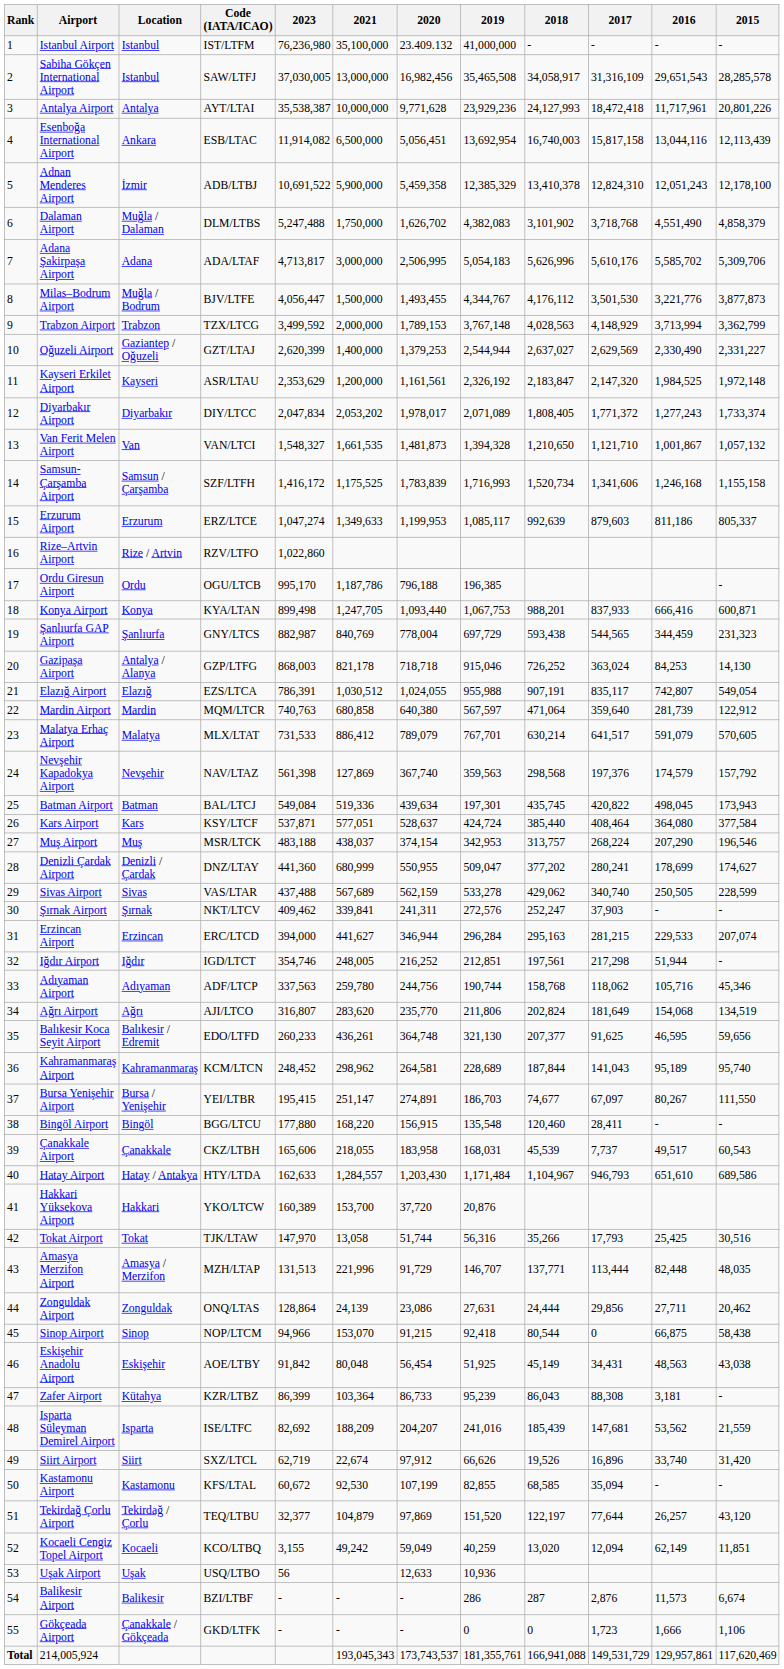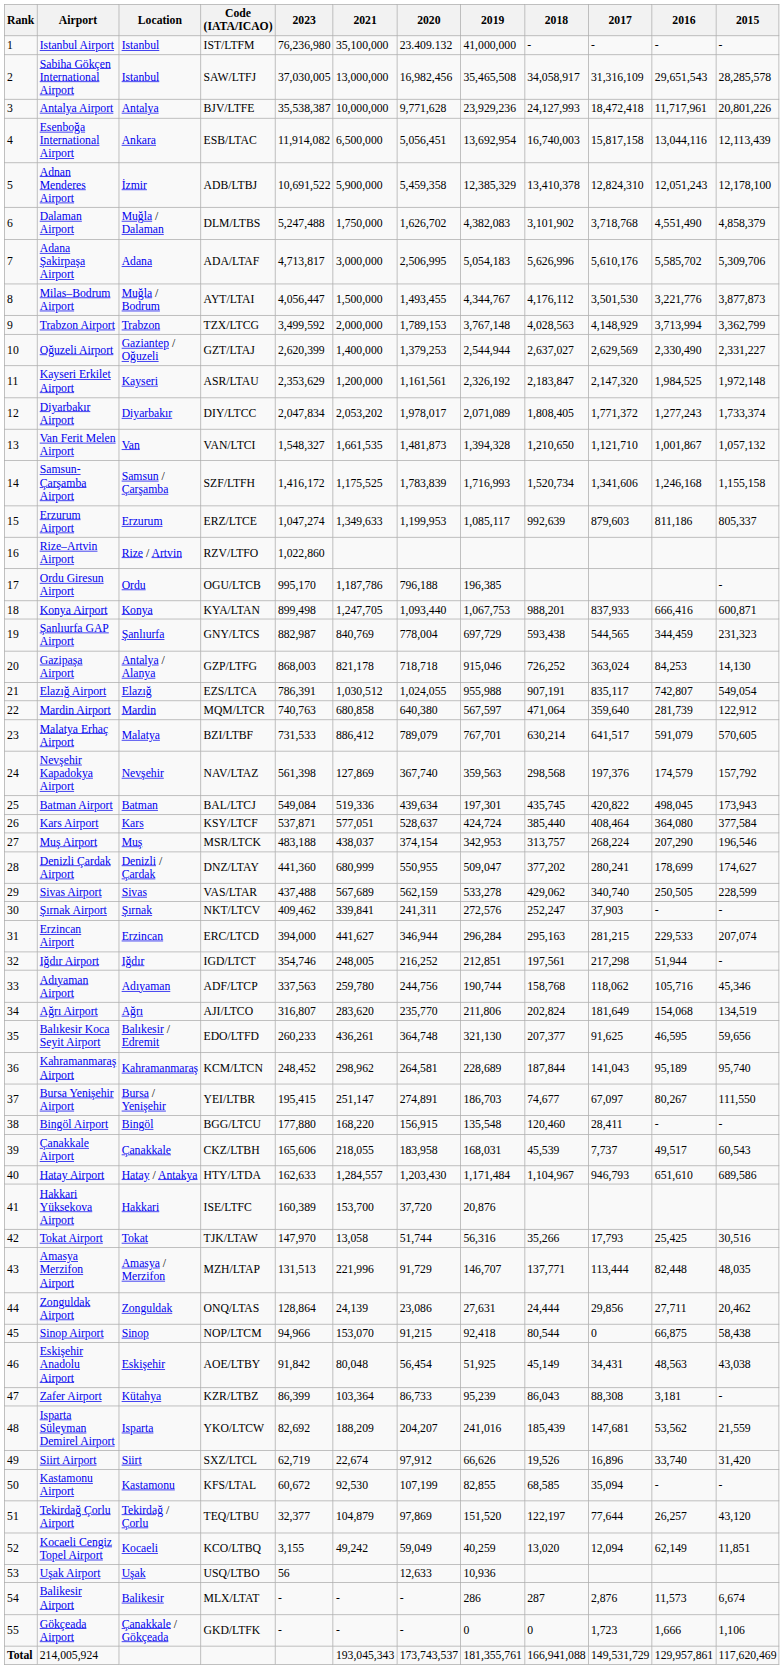(229, 108) AYT/LTAI -> (229, 108) BJV/LTFE
(229, 299) BJV/LTFE -> (229, 299) AYT/LTAI
(231, 735) MLX/LTAT -> (228, 735) BZI/LTBF
(234, 1206) YKO/LTCW -> (228, 1206) ISE/LTFC
(228, 1428) ISE/LTFC -> (234, 1428) YKO/LTCW
(228, 1598) BZI/LTBF -> (231, 1598) MLX/LTAT
